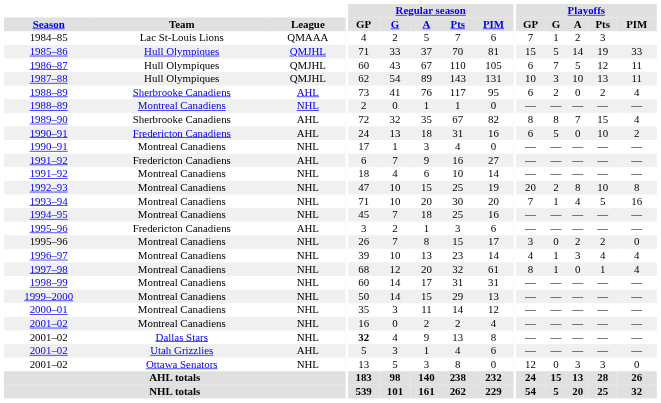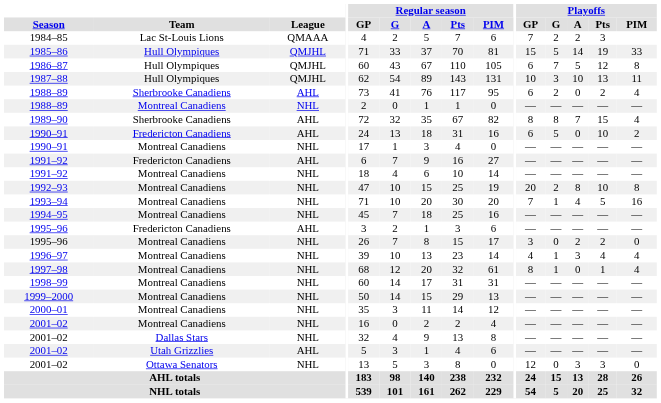(556, 38) 1 -> (556, 38) 2
(637, 65) 11 -> (637, 65) 8
(364, 337) bold -> (364, 337) normal
